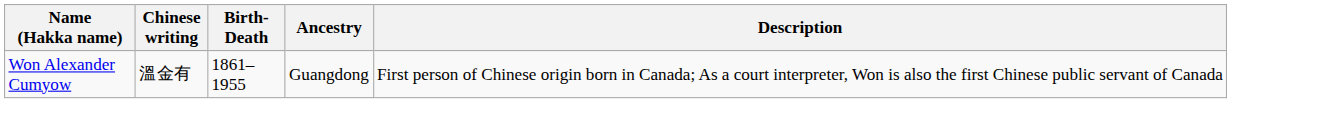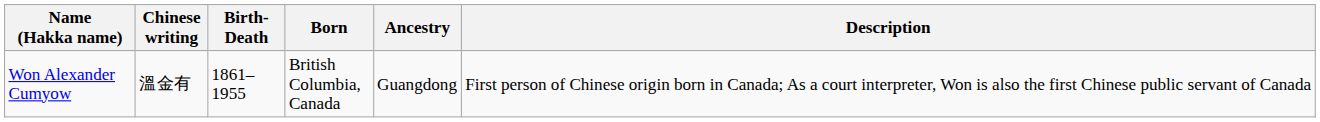+ column: (329, 27)
